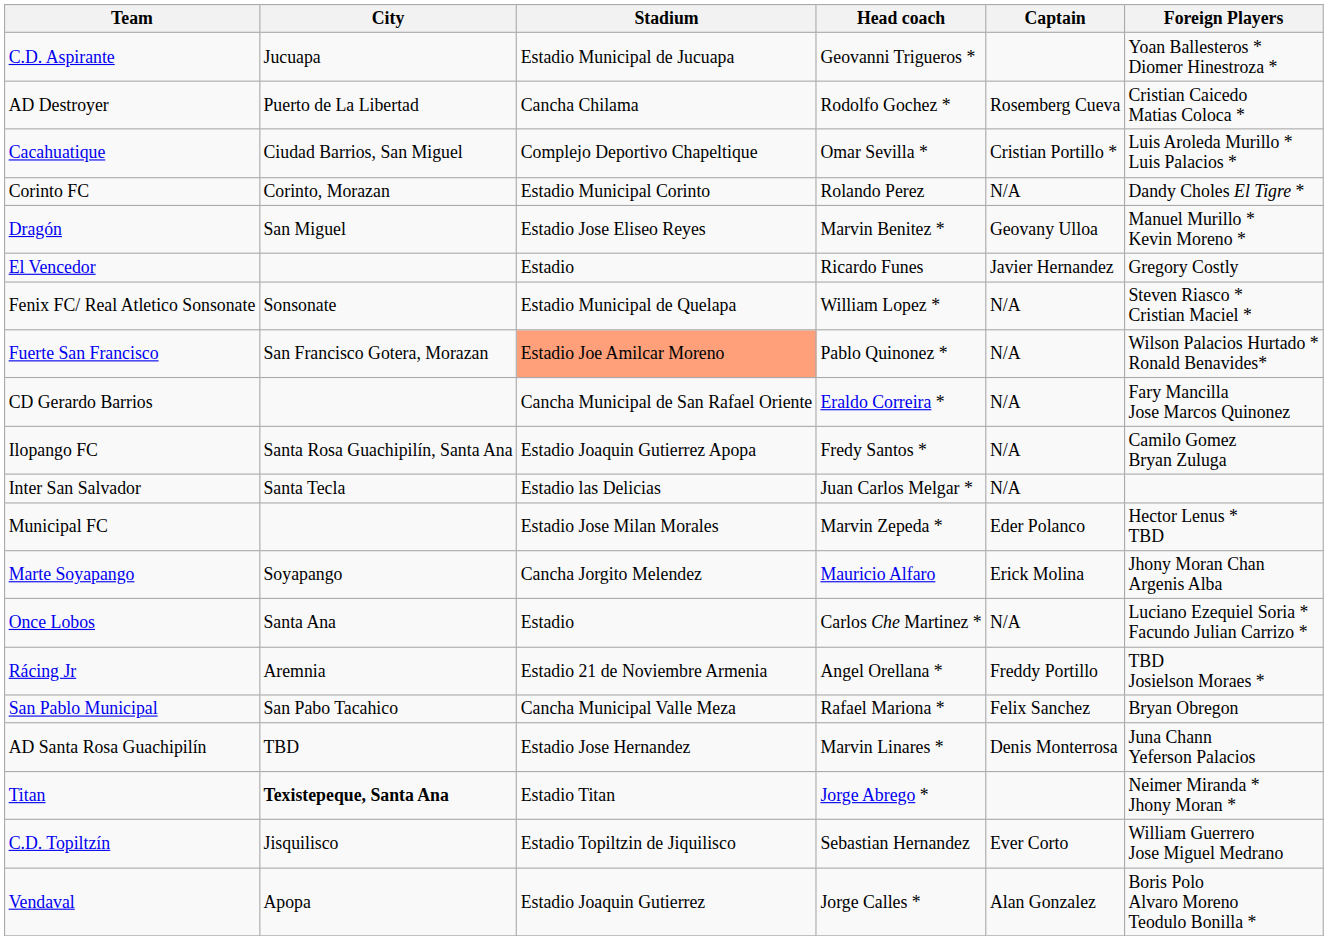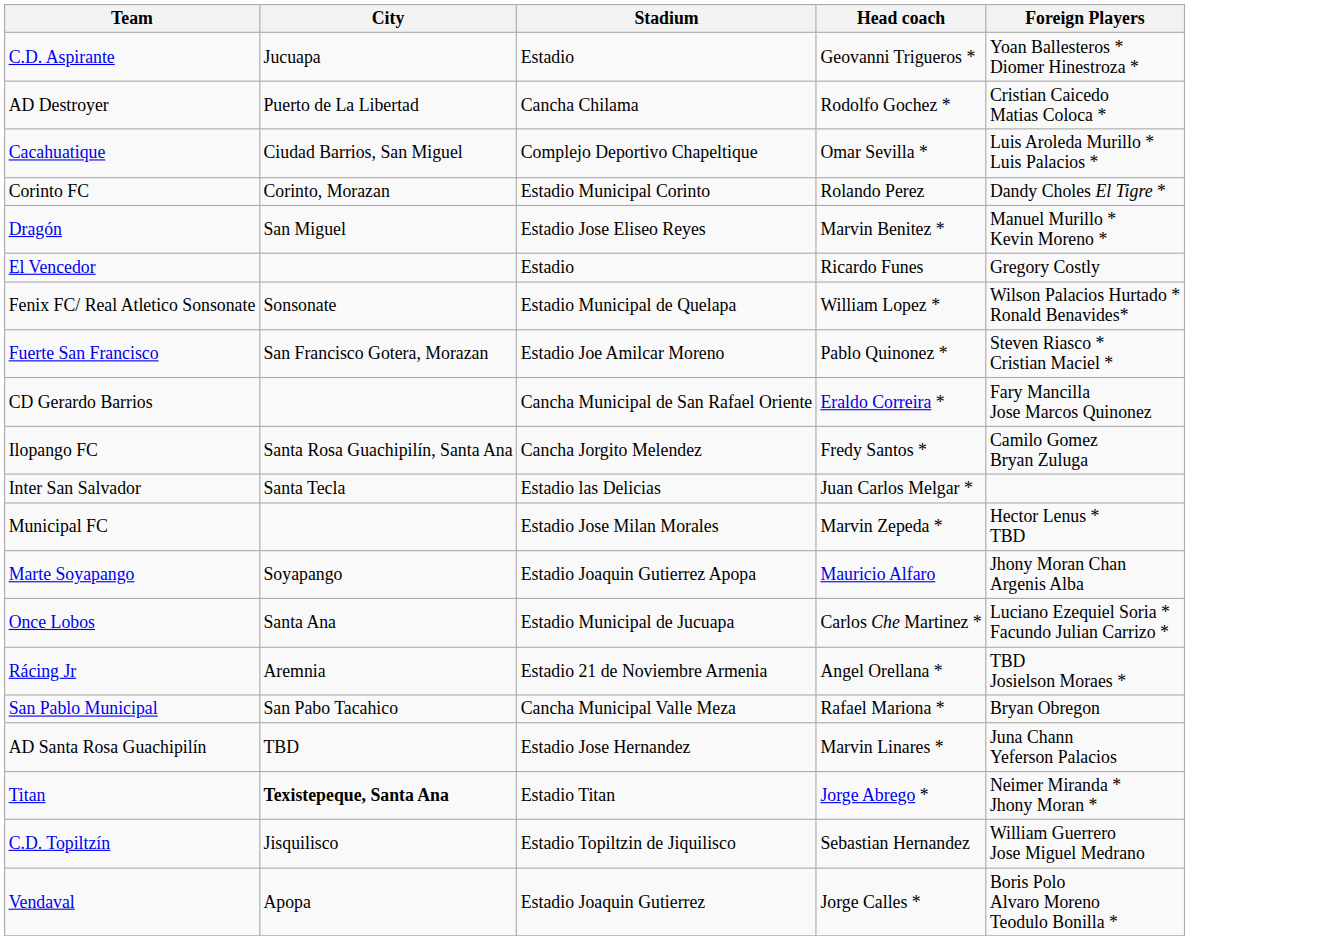- column: (1055, 18)
(628, 56) Estadio Municipal de Jucuapa -> (547, 56) Estadio
(1190, 305) Steven Riasco * Cristian Maciel * -> (1085, 305) Wilson Palacios Hurtado * Ronald Benavides*
(623, 353) lightsalmon background -> (623, 353) no background
(1224, 353) Wilson Palacios Hurtado * Ronald Benavides* -> (1052, 353) Steven Riasco * Cristian Maciel *
(638, 450) Estadio Joaquin Gutierrez Apopa -> (611, 450) Cancha Jorgito Melendez
(611, 574) Cancha Jorgito Melendez -> (638, 574) Estadio Joaquin Gutierrez Apopa
(547, 622) Estadio -> (628, 622) Estadio Municipal de Jucuapa
